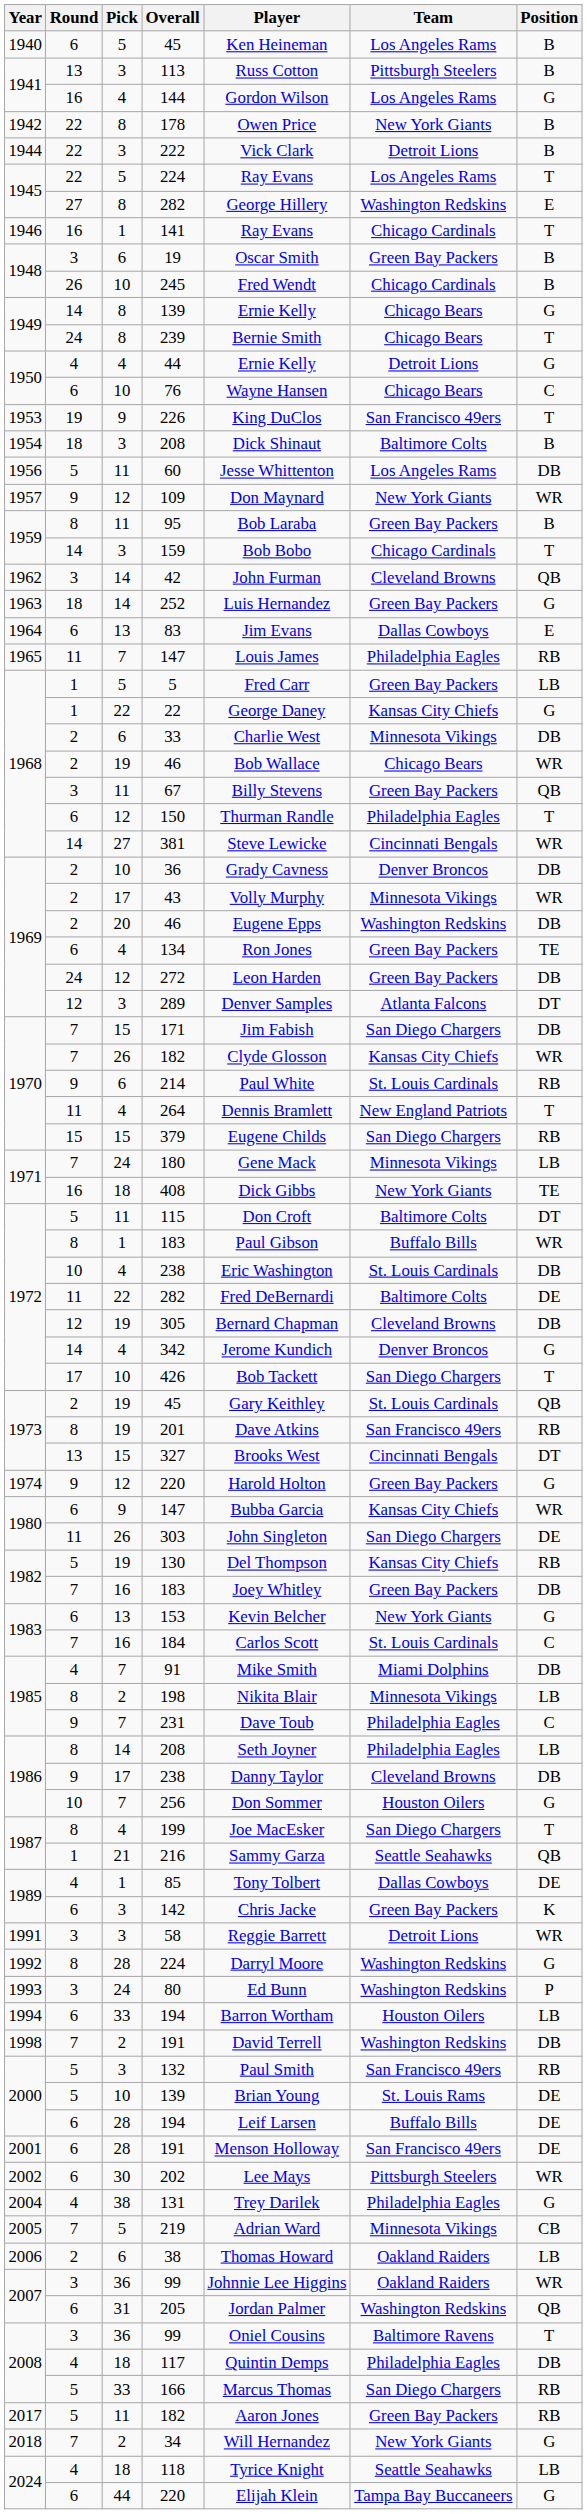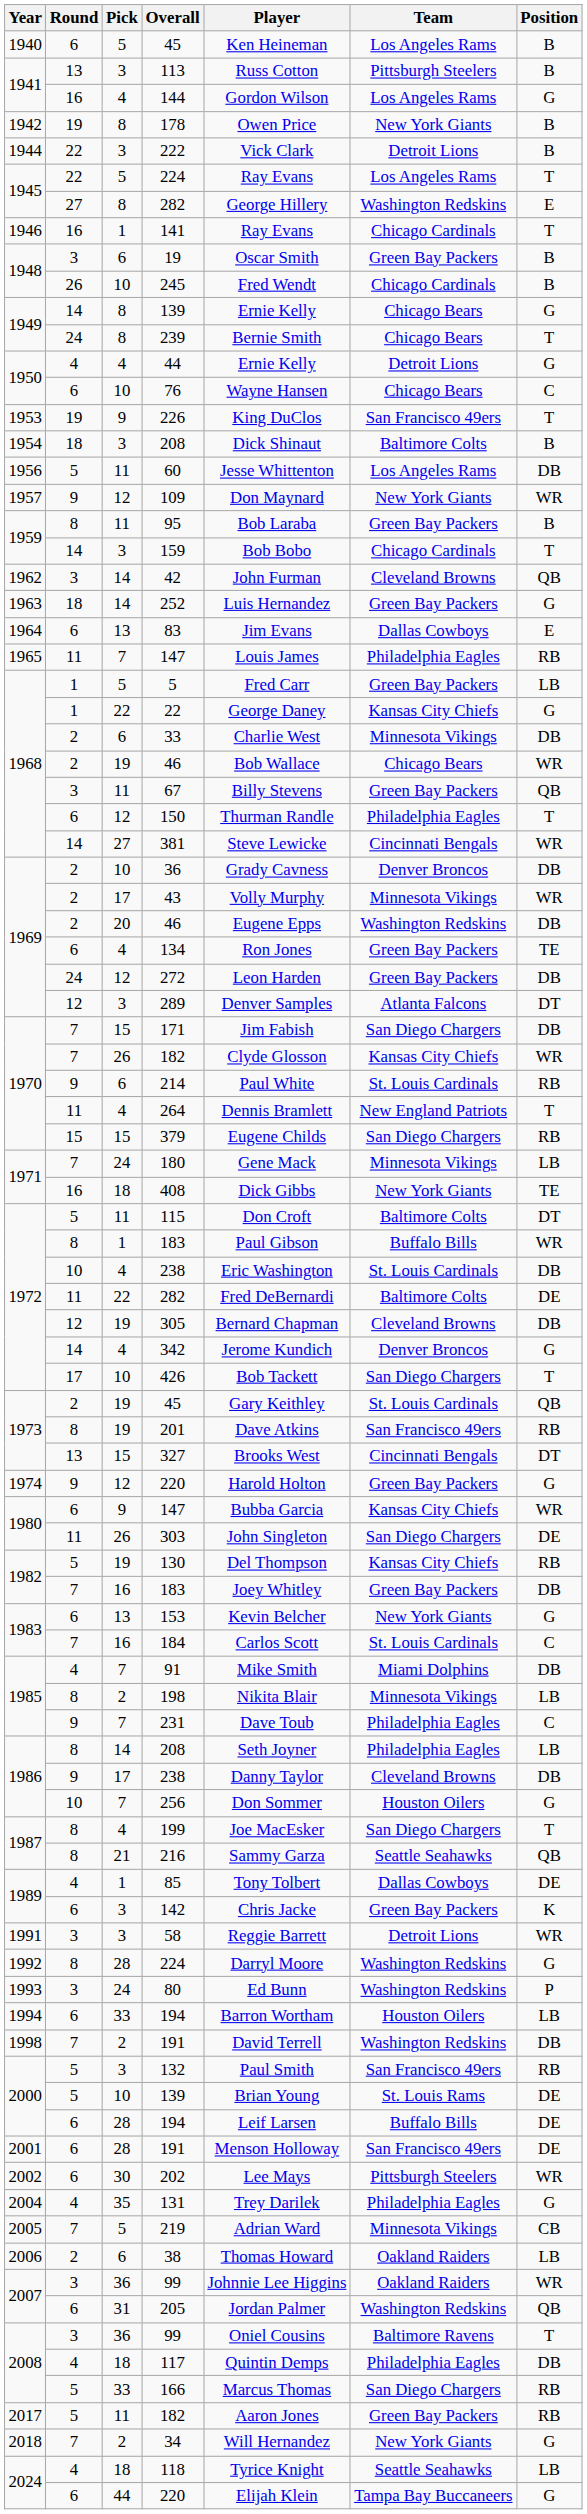(74, 124) 22 -> (74, 124) 19
(74, 1856) 1 -> (74, 1856) 8
(122, 2202) 38 -> (122, 2202) 35
